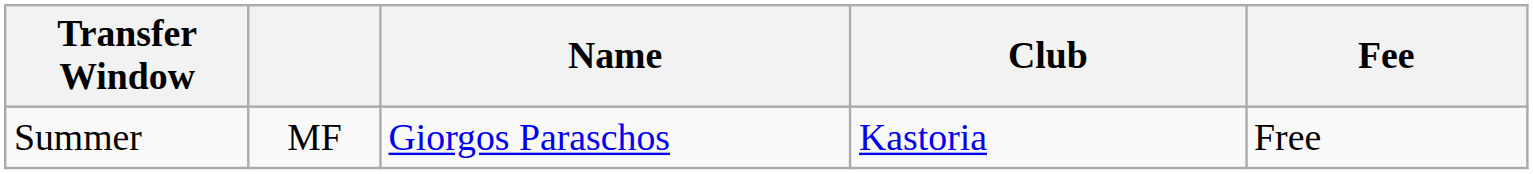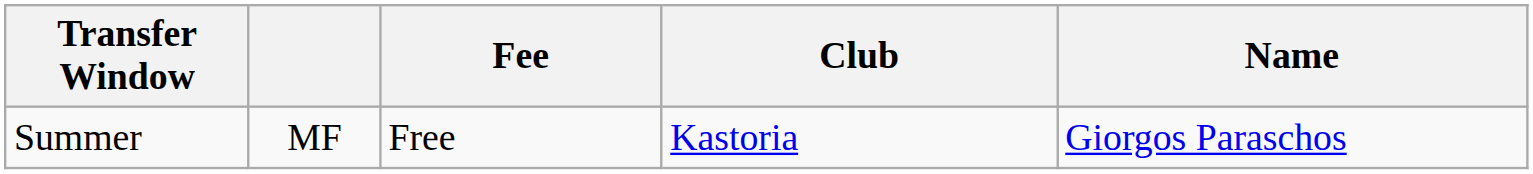columns swapped: (615, 55) <-> (1386, 55)
